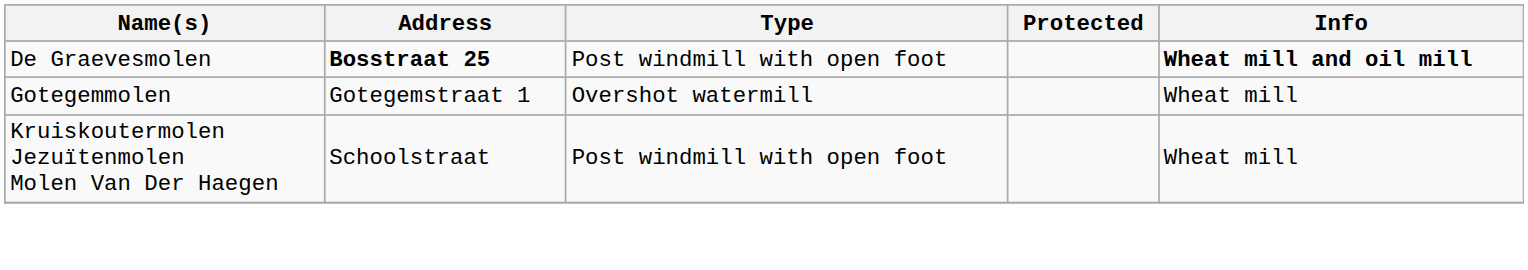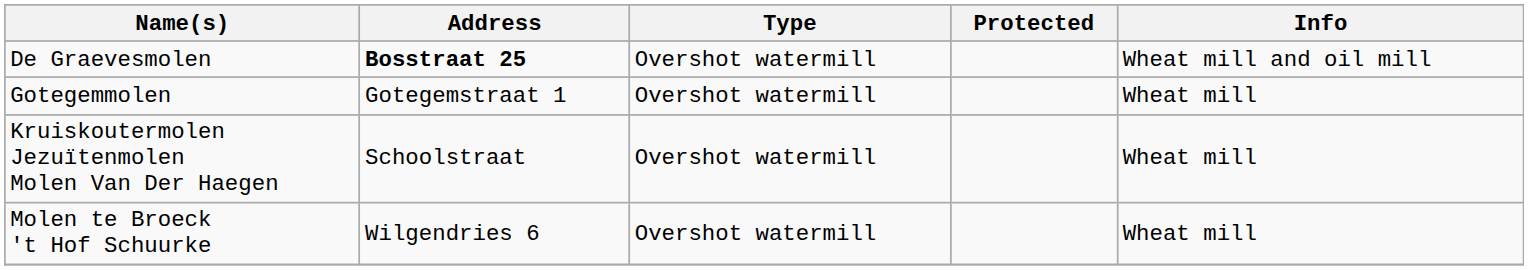(759, 60) Post windmill with open foot -> (756, 60) Overshot watermill
(1318, 60) bold -> (1277, 60) normal
(759, 158) Post windmill with open foot -> (756, 158) Overshot watermill
+ row: (111, 233)
